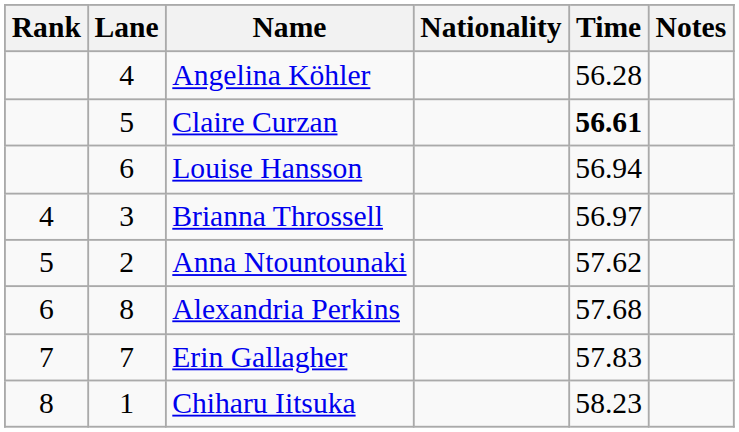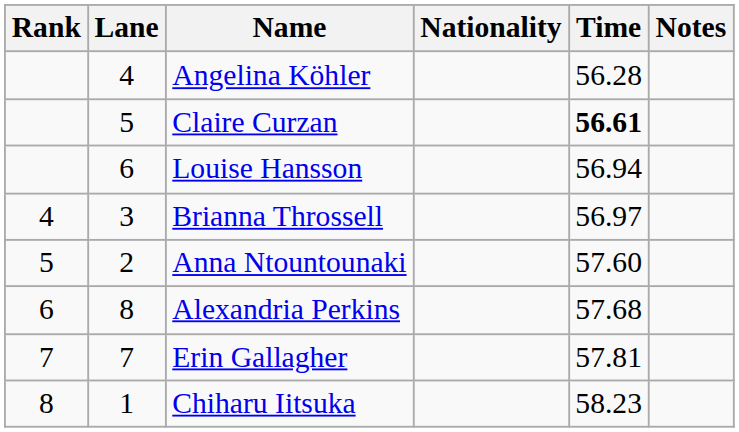(609, 262) 57.62 -> (609, 262) 57.60
(609, 356) 57.83 -> (609, 356) 57.81
